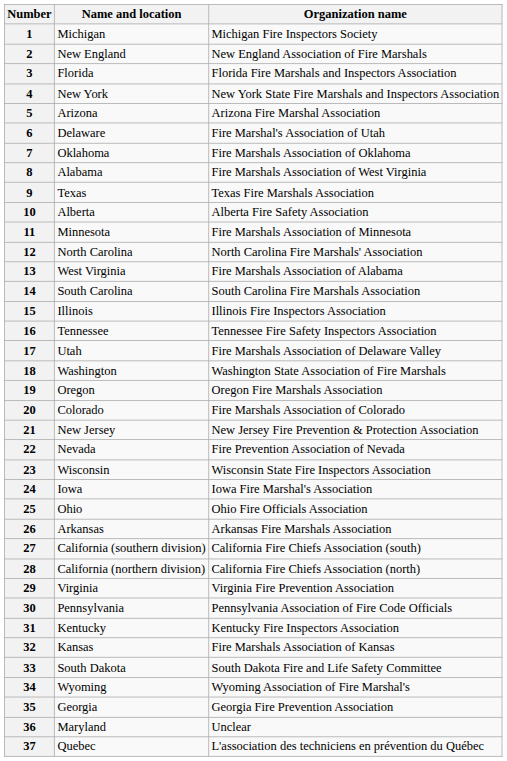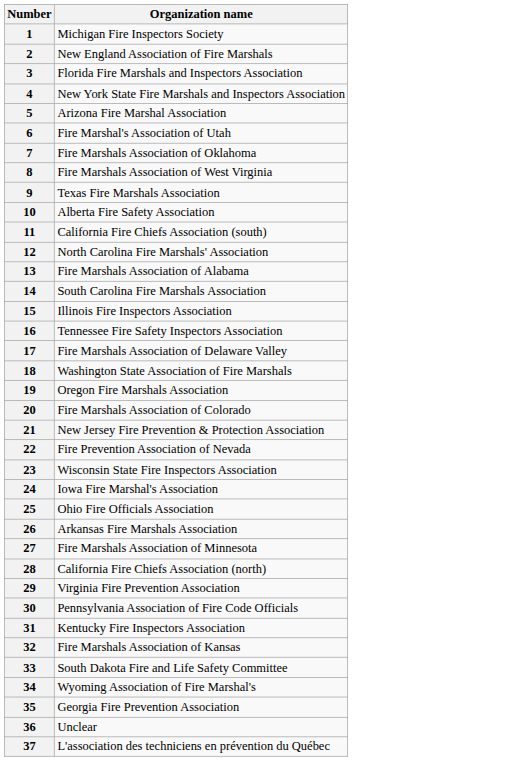- column: (132, 14)
(311, 232) Fire Marshals Association of Minnesota -> (162, 232) California Fire Chiefs Association (south)
(316, 548) California Fire Chiefs Association (south) -> (157, 548) Fire Marshals Association of Minnesota
